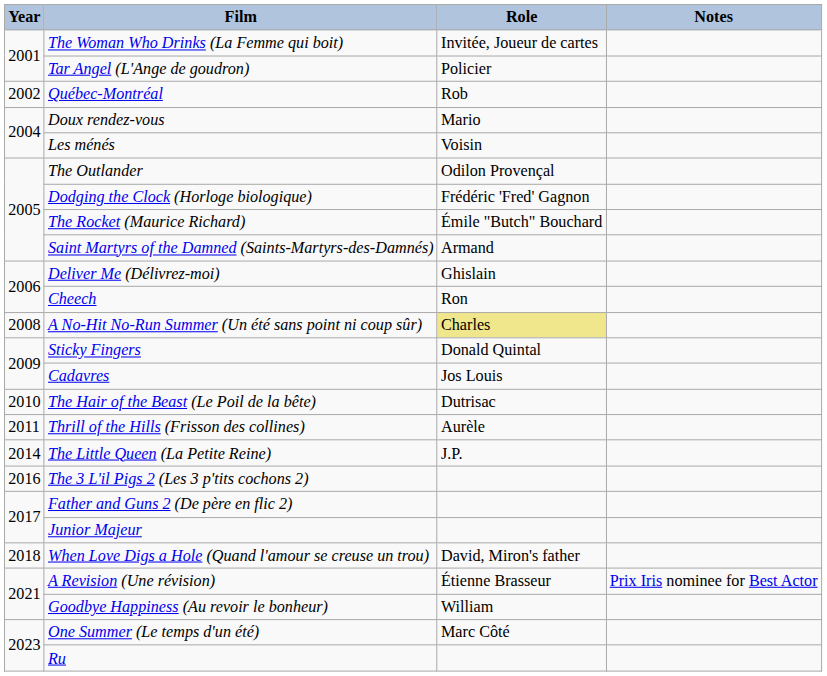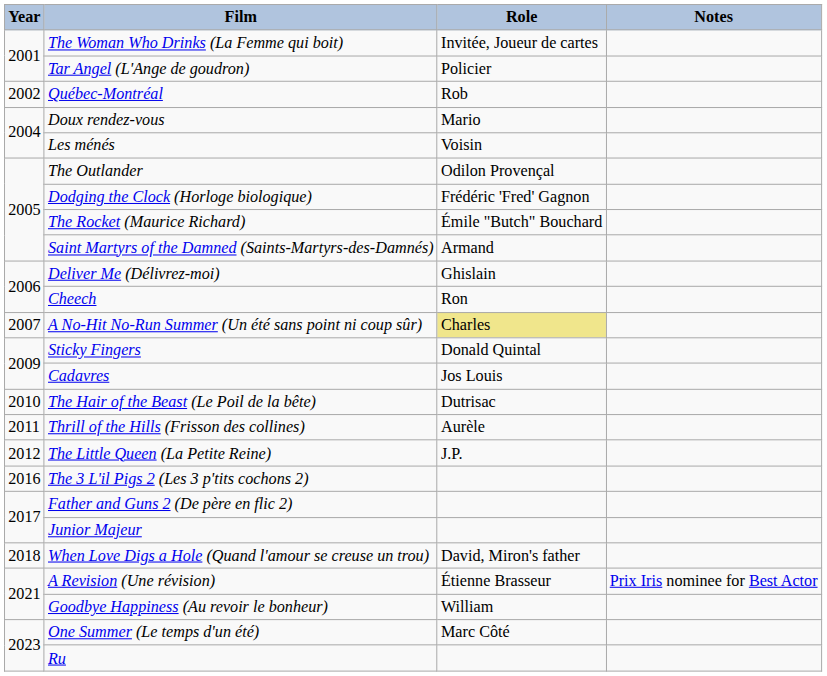(24, 324) 2008 -> (24, 324) 2007
(24, 453) 2014 -> (24, 453) 2012
